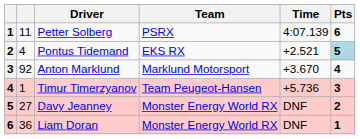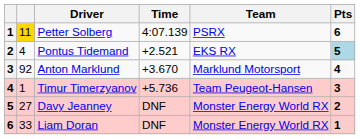columns swapped: (210, 14) <-> (306, 14)
(25, 32) no background -> (25, 32) gold background
(26, 125) 36 -> (26, 125) 33
